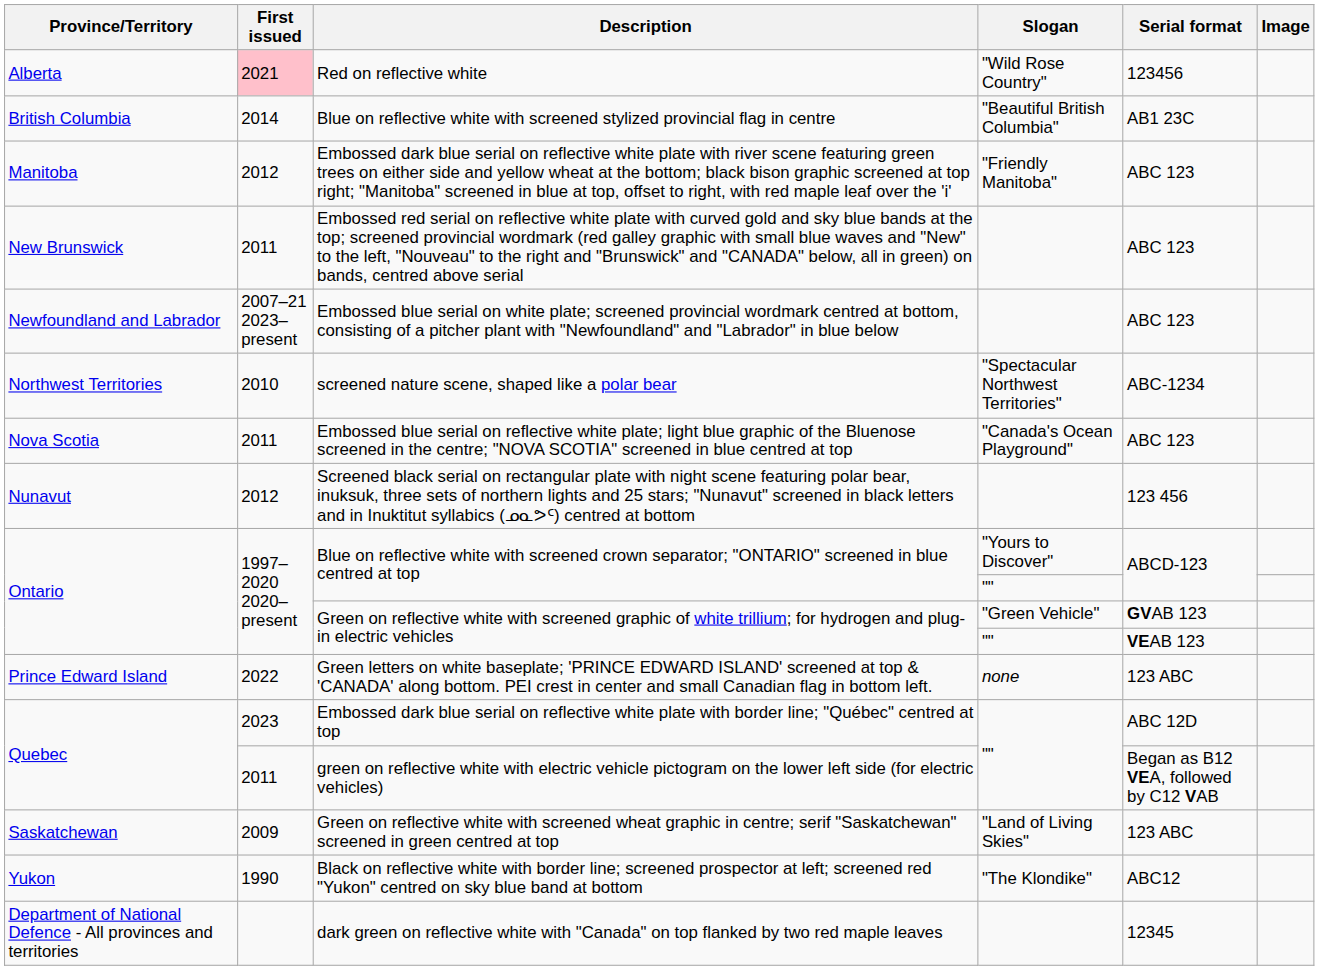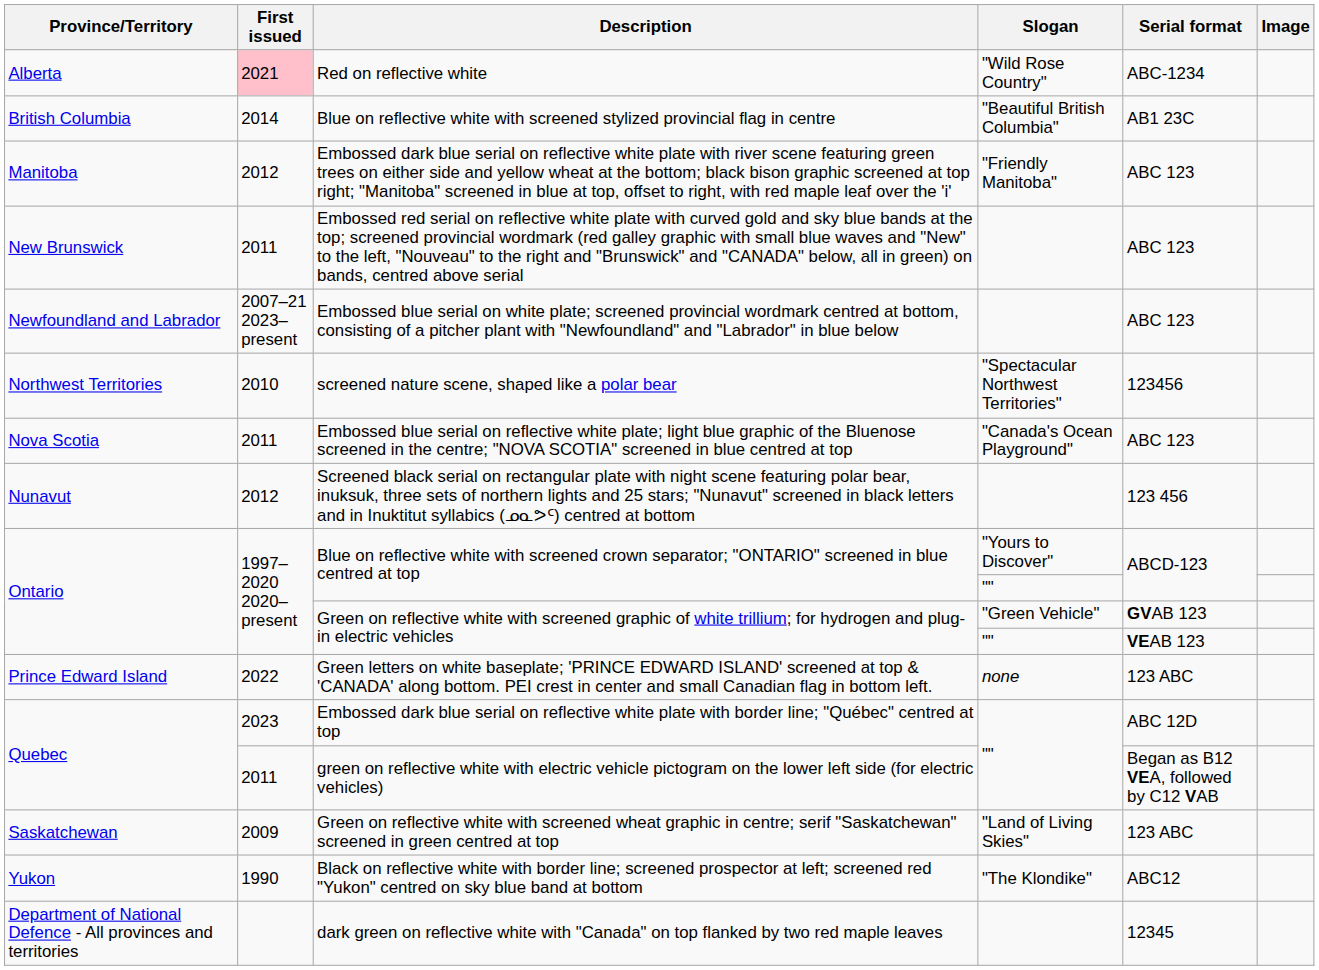(1155, 72) 123456 -> (1166, 72) ABC-1234
(1166, 385) ABC-1234 -> (1155, 385) 123456
